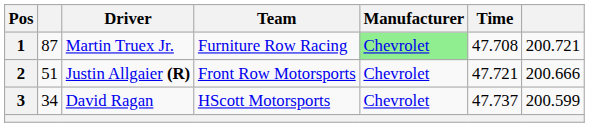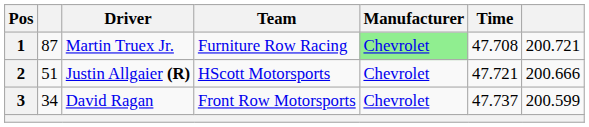(277, 73) Front Row Motorsports -> (264, 73) HScott Motorsports
(264, 101) HScott Motorsports -> (277, 101) Front Row Motorsports
